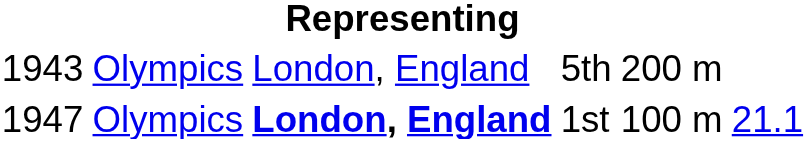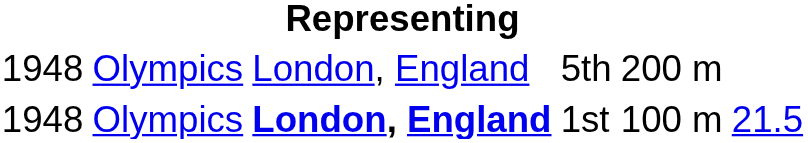(43, 69) 1943 -> (43, 69) 1948
(43, 119) 1947 -> (43, 119) 1948
(767, 119) 21.1 -> (767, 119) 21.5
